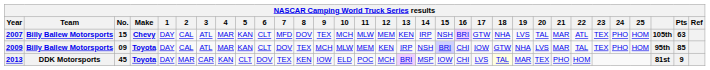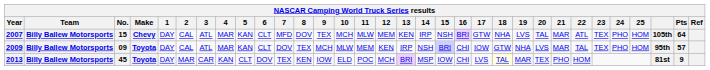(681, 35) 63 -> (681, 35) 64
(681, 47) 85 -> (681, 47) 57
(70, 59) DDK Motorsports -> (70, 59) Billy Ballew Motorsports
